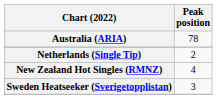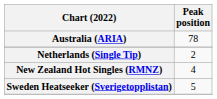(193, 86) 3 -> (193, 86) 5
